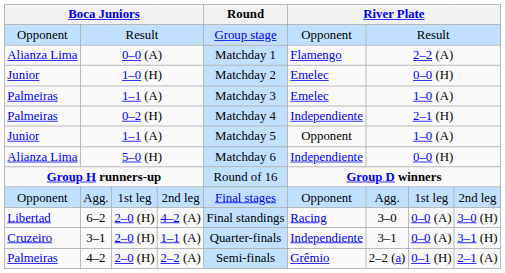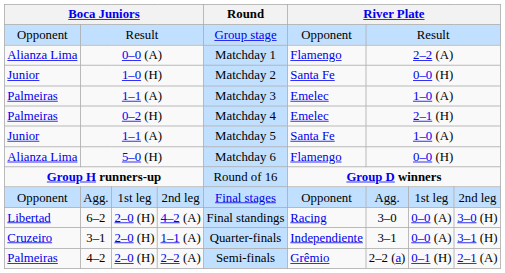(310, 75) Emelec -> (313, 75) Santa Fe
(327, 116) Independiente -> (310, 116) Emelec
(327, 136) Opponent -> (313, 136) Santa Fe
(327, 156) Independiente -> (316, 156) Flamengo
